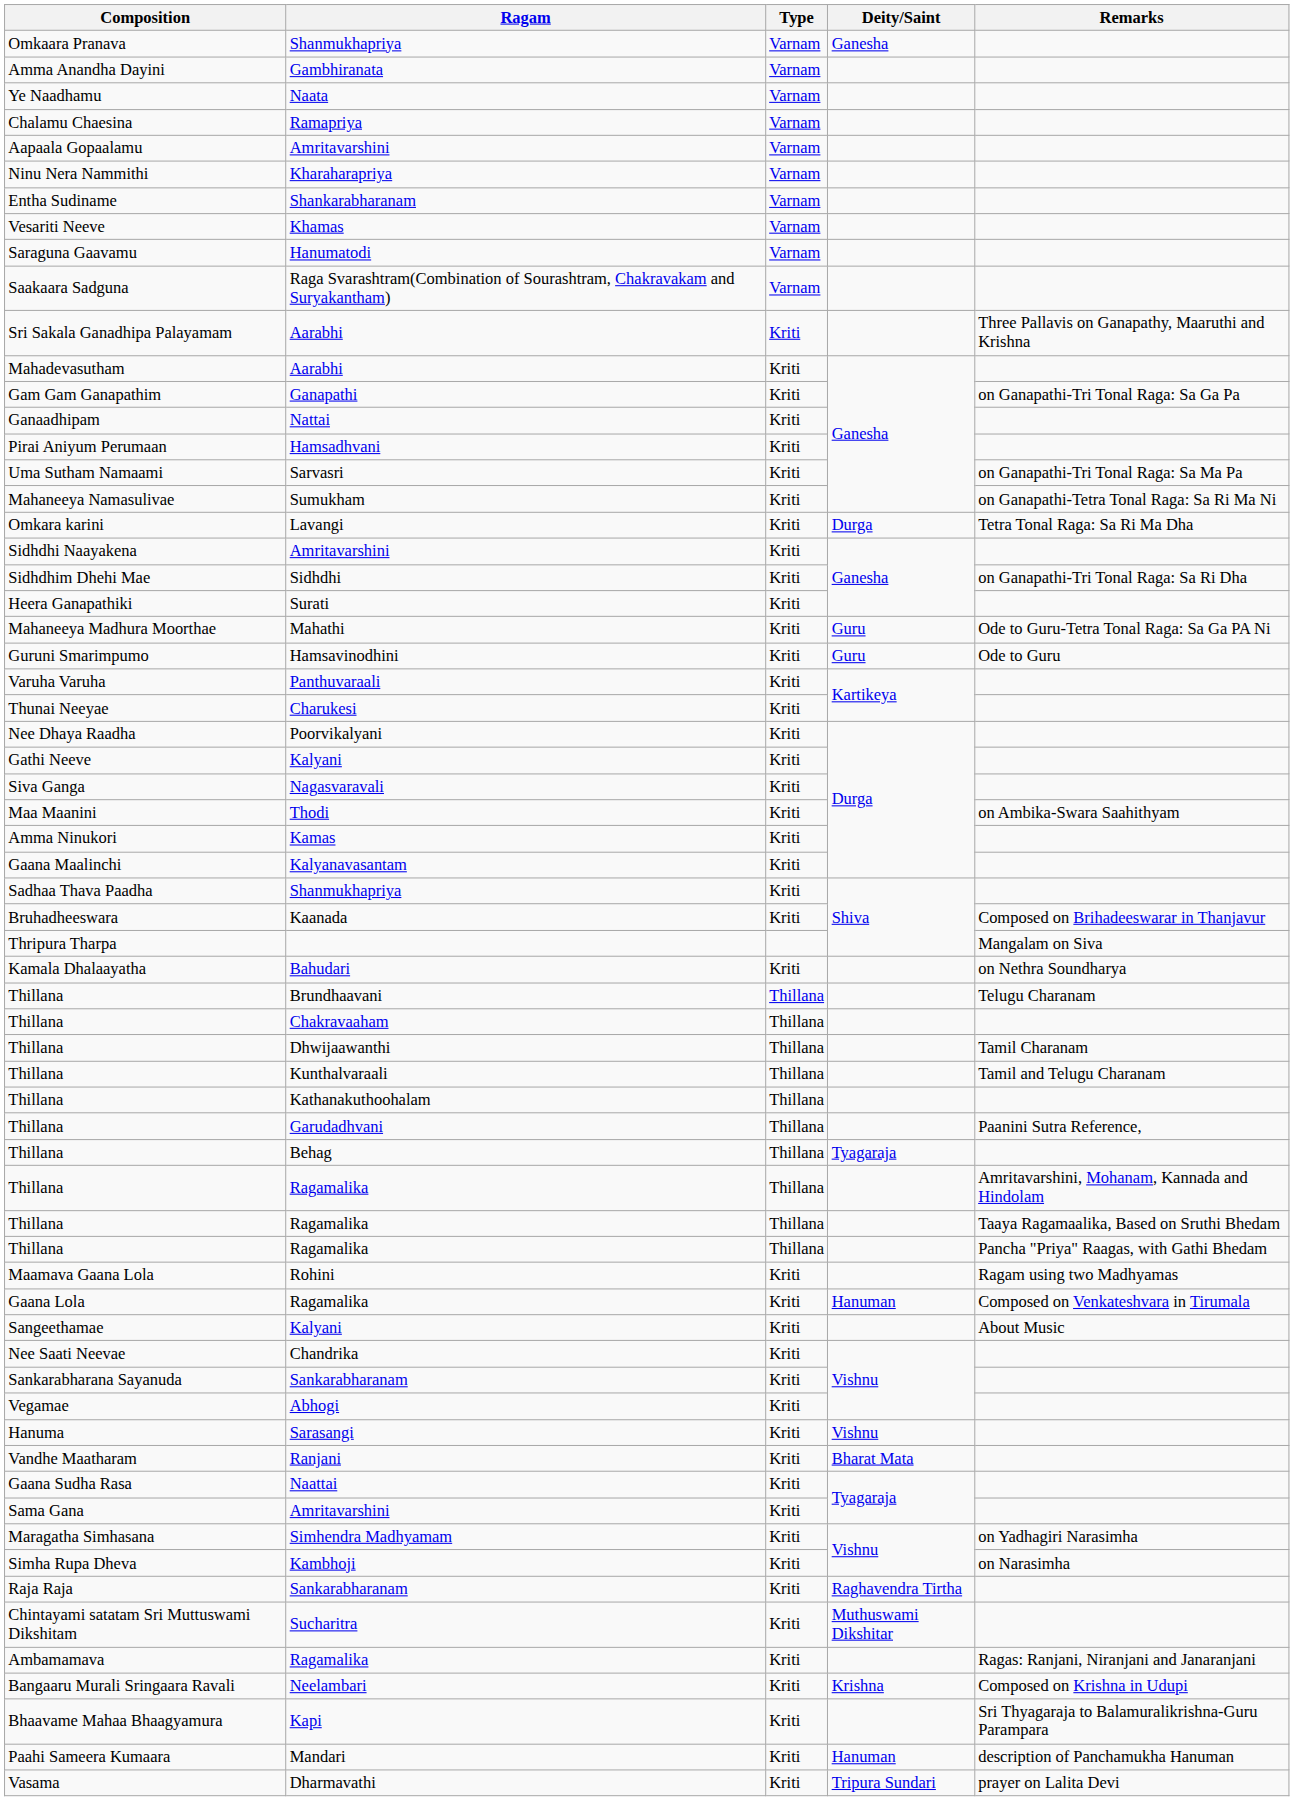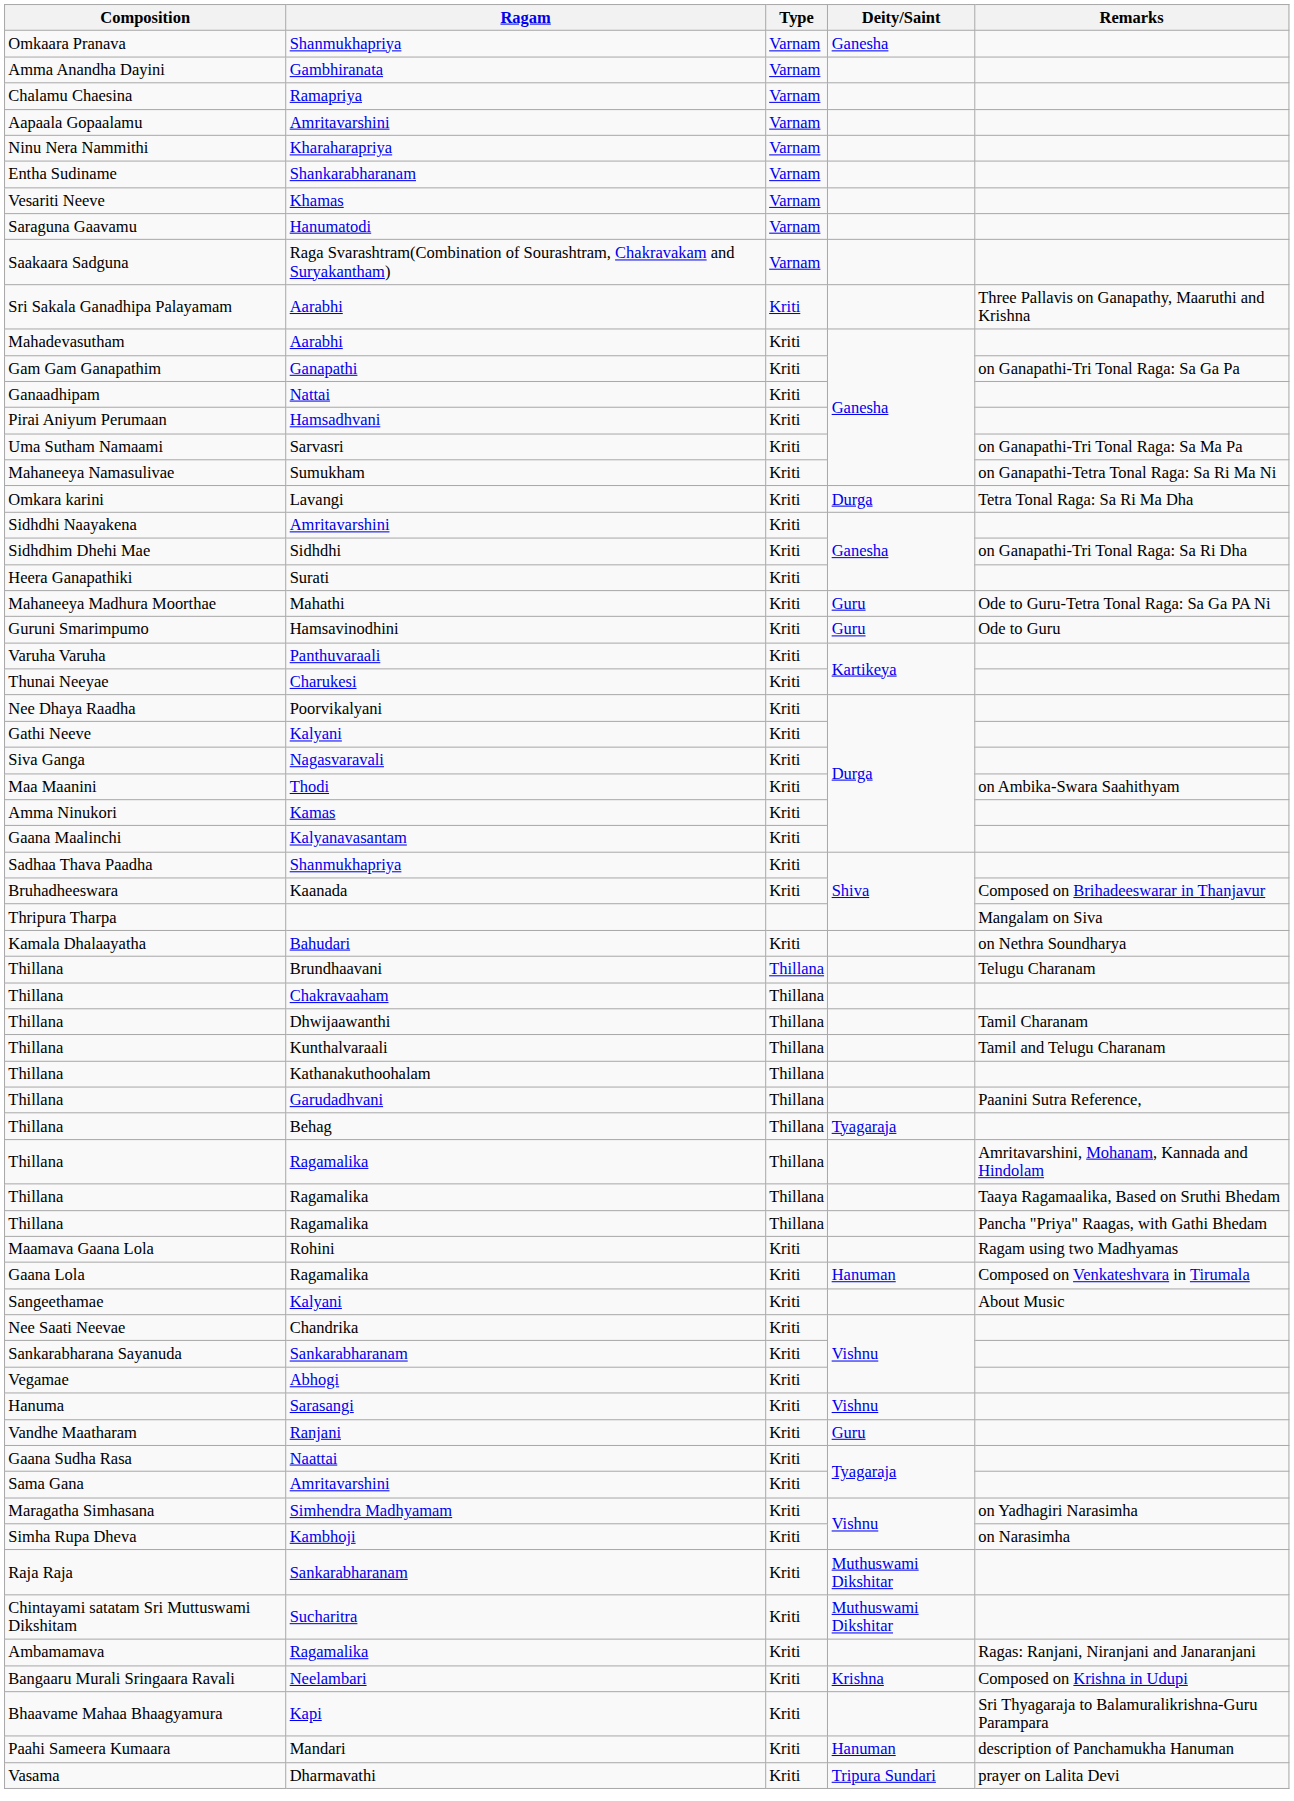- row: (55, 95)
(873, 1458) Bharat Mata -> (849, 1432) Guru
(897, 1589) Raghavendra Tirtha -> (875, 1572) Muthuswami Dikshitar
